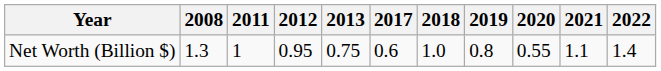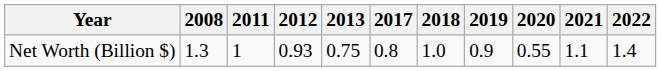(296, 50) 0.95 -> (296, 50) 0.93
(386, 50) 0.6 -> (386, 50) 0.8
(481, 50) 0.8 -> (481, 50) 0.9
